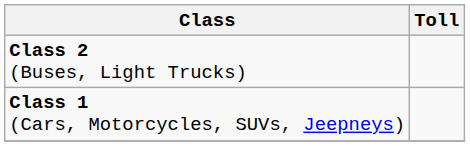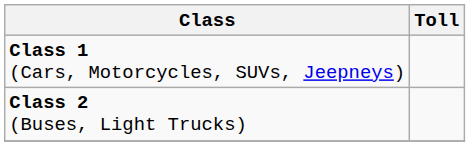rows swapped: (207, 114) <-> (128, 62)
